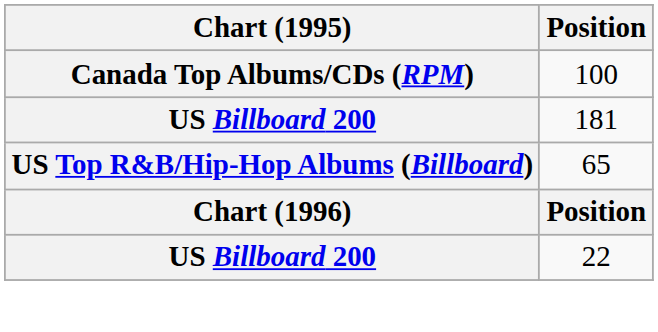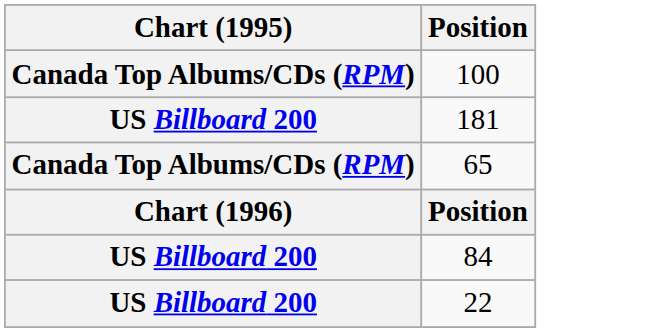(272, 165) US Top R&B/Hip-Hop Albums (Billboard) -> (213, 165) Canada Top Albums/CDs (RPM)
+ row: (478, 257)
